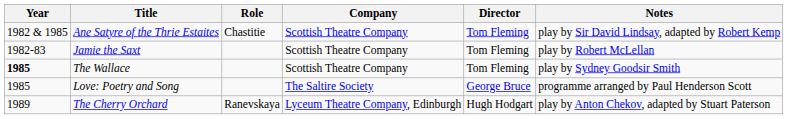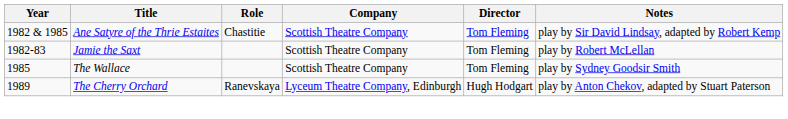(19, 68) bold -> (19, 68) normal
- row: (126, 86)
